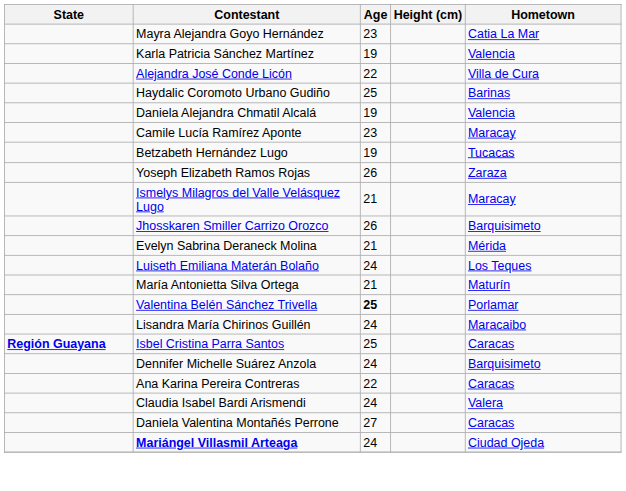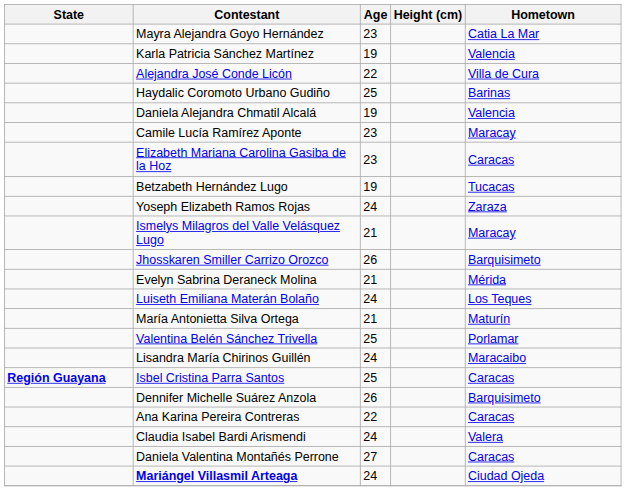+ row: (241, 160)
(370, 172) 26 -> (370, 206) 24
(370, 305) bold -> (370, 338) normal
(370, 364) 24 -> (370, 398) 26
